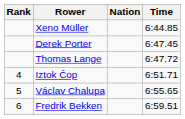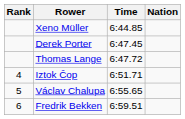columns swapped: (125, 12) <-> (161, 12)
